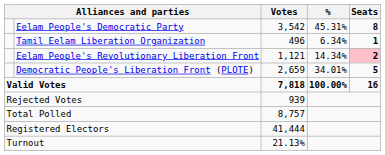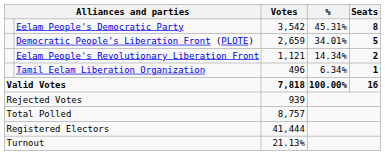rows swapped: (135, 70) <-> (111, 41)
(375, 56) pink background -> (375, 56) no background
